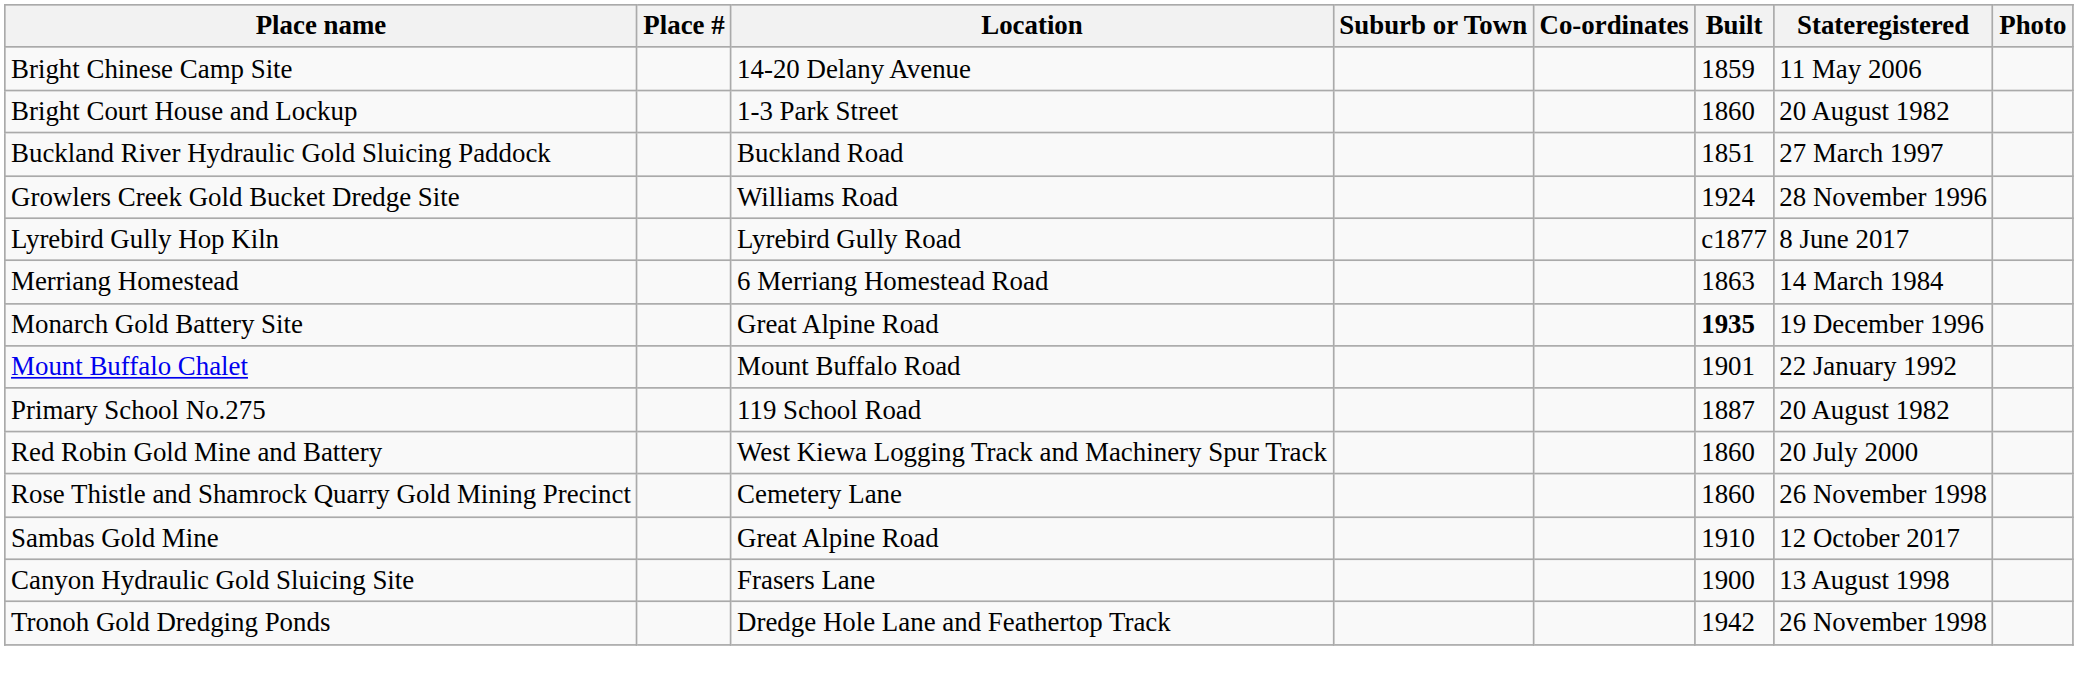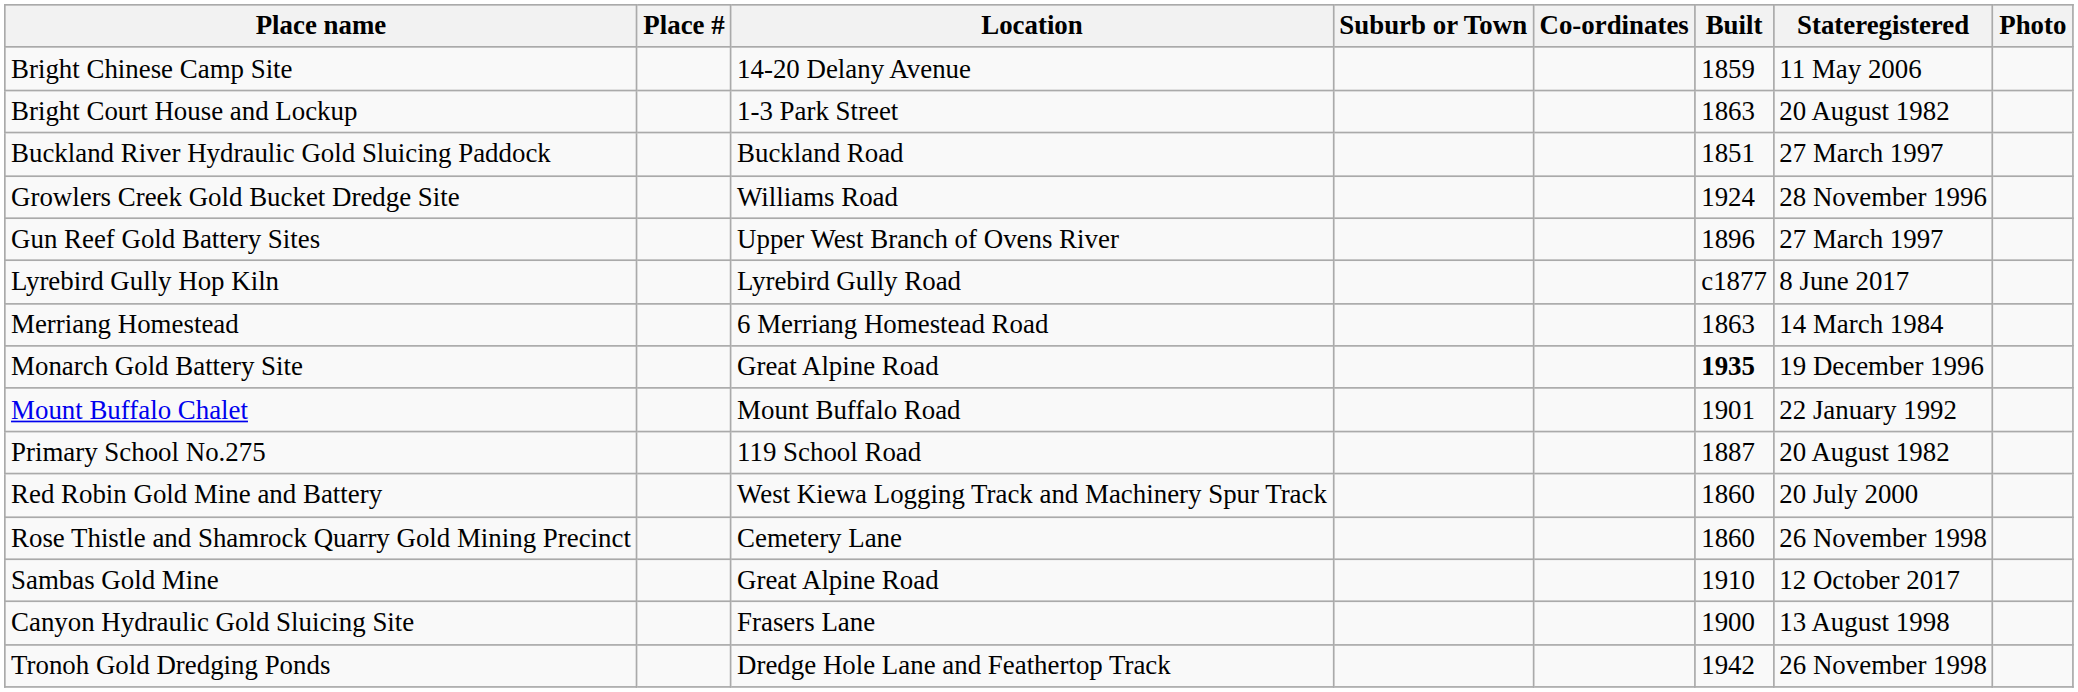(1728, 111) 1860 -> (1728, 111) 1863
+ row: (166, 238)
